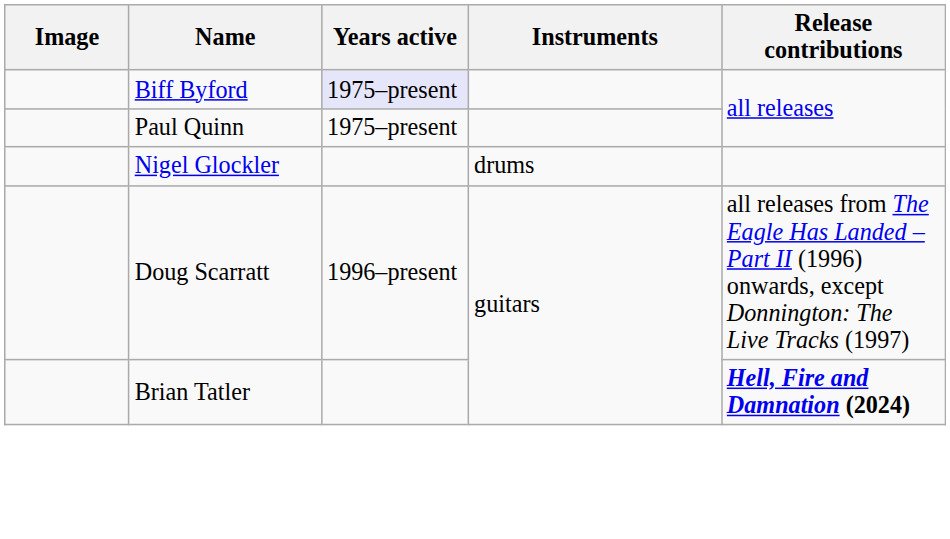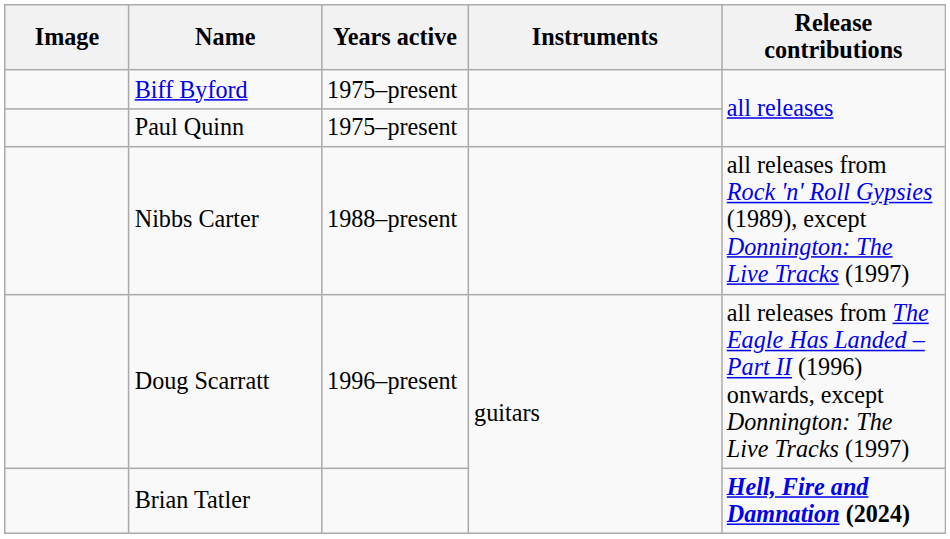(392, 89) lavender background -> (392, 89) no background
- row: (207, 165)
+ row: (197, 220)
